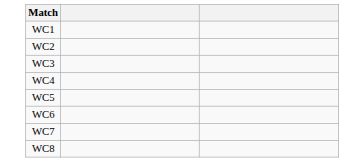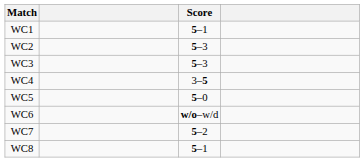+ column: (199, 13)
